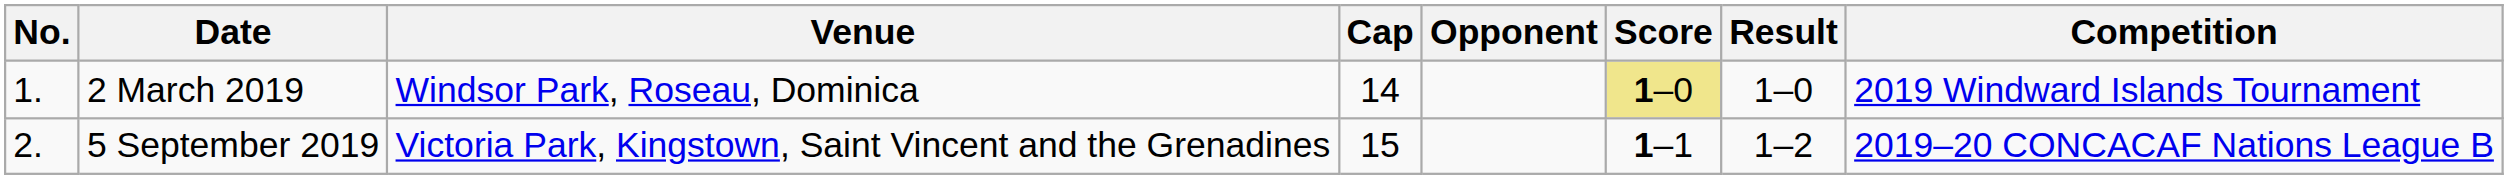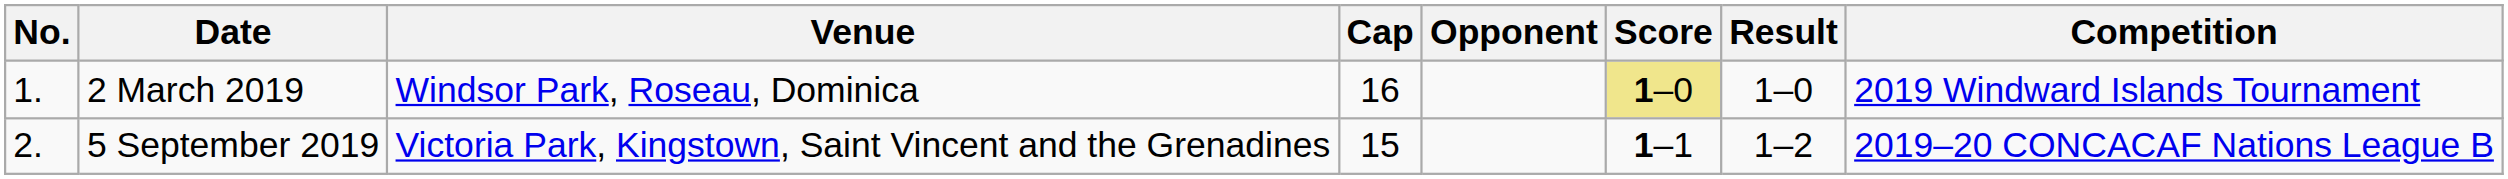(1380, 88) 14 -> (1380, 88) 16
